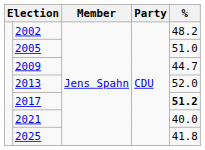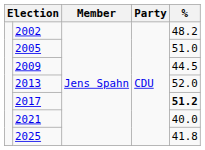(185, 66) 44.7 -> (185, 66) 44.5
